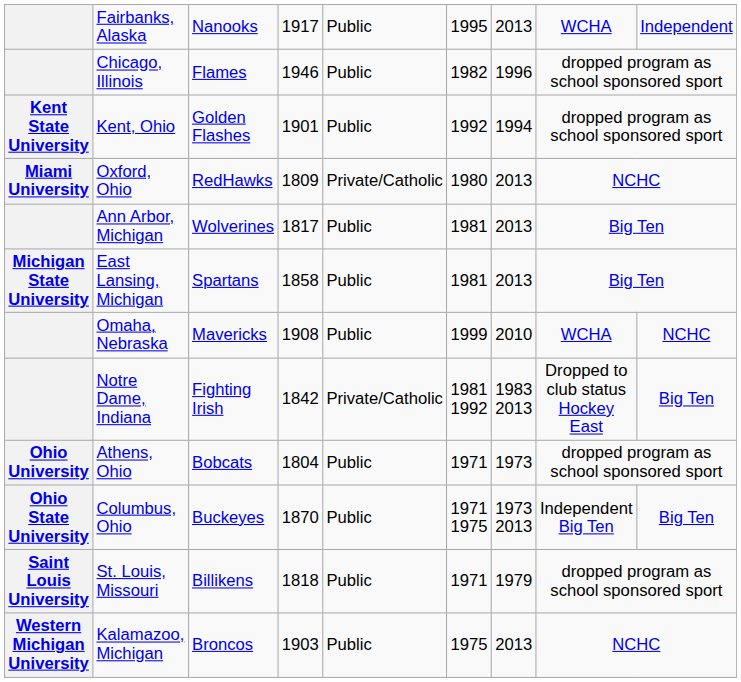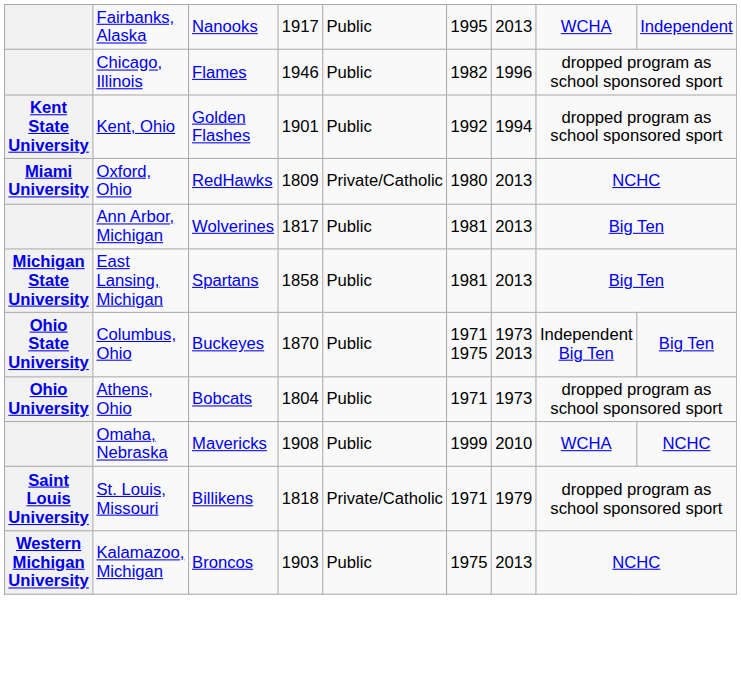rows swapped: (132, 335) <-> (136, 517)
- row: (124, 398)
(349, 581) Public -> (385, 498) Private/Catholic
